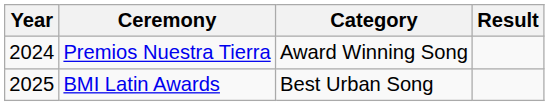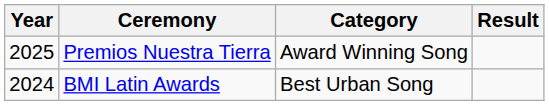(32, 52) 2024 -> (32, 52) 2025
(32, 84) 2025 -> (32, 84) 2024
